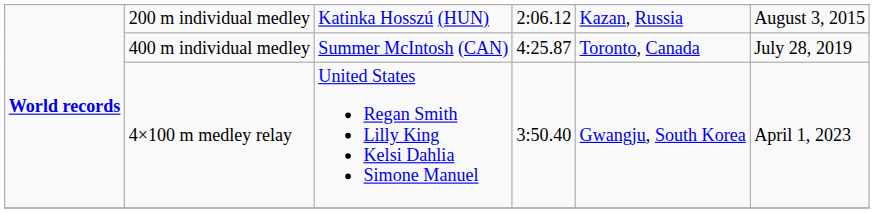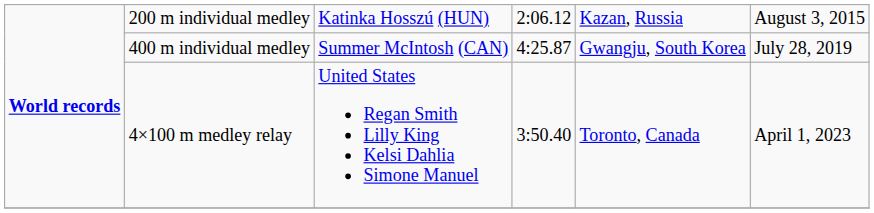(640, 47) Toronto, Canada -> (663, 47) Gwangju, South Korea
(663, 134) Gwangju, South Korea -> (640, 134) Toronto, Canada
